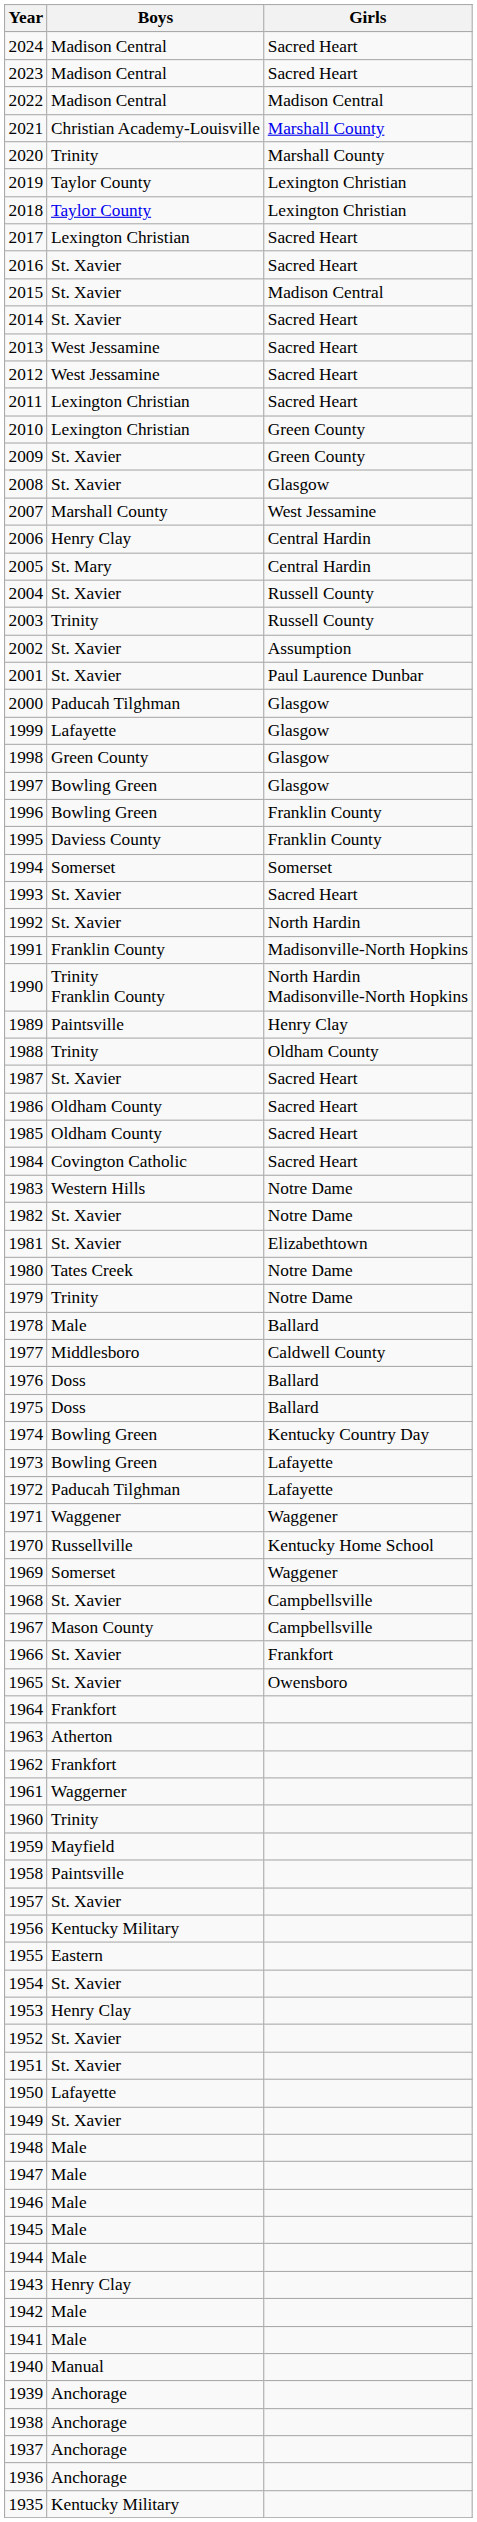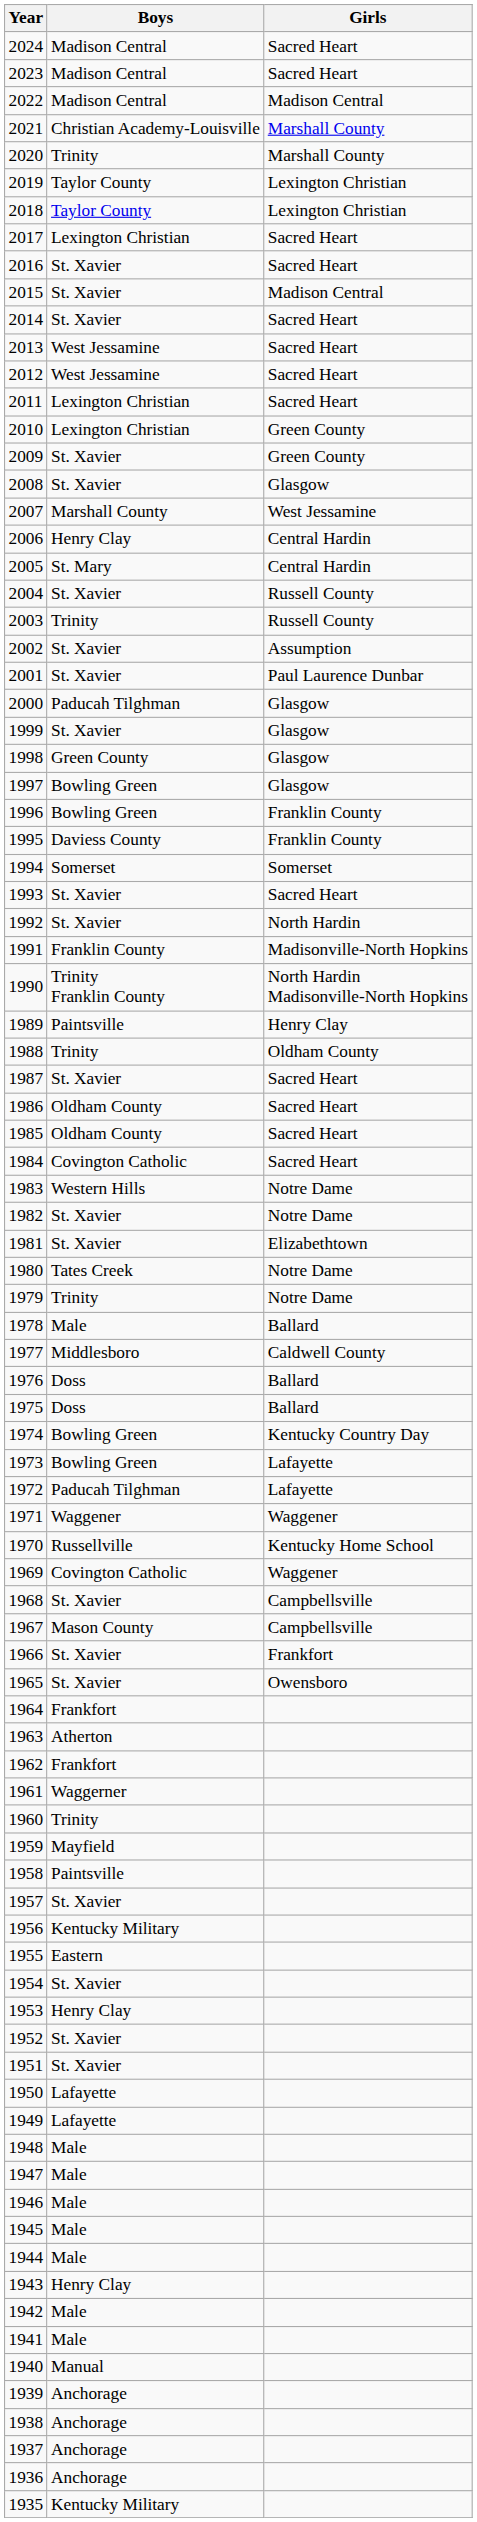(84, 730) Lafayette -> (86, 730) St. Xavier
(83, 1572) Somerset -> (119, 1572) Covington Catholic
(86, 2120) St. Xavier -> (84, 2120) Lafayette
